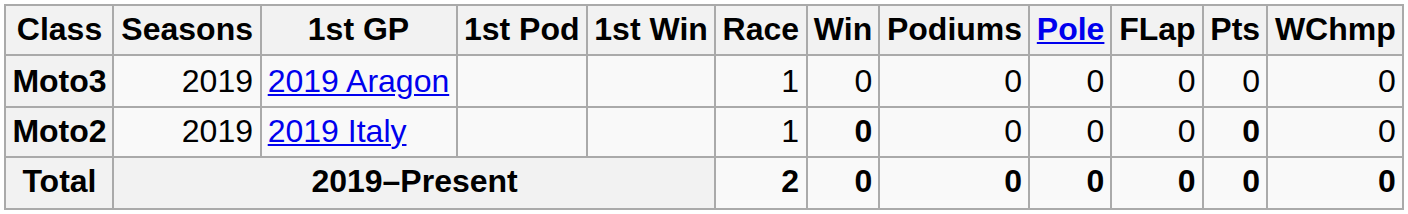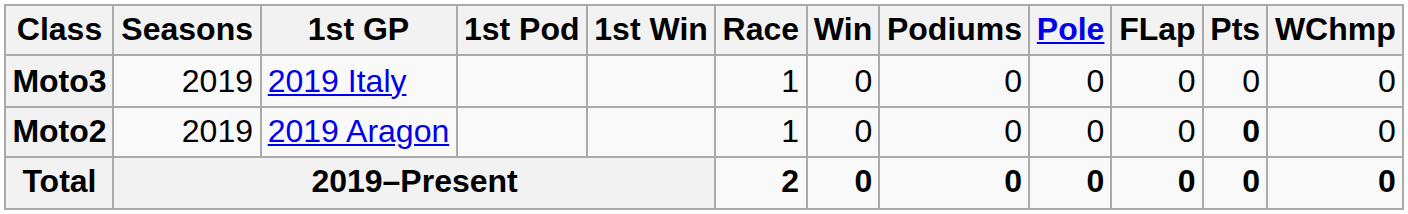(358, 80) 2019 Aragon -> (337, 80) 2019 Italy
(337, 131) 2019 Italy -> (358, 131) 2019 Aragon
(863, 131) bold -> (863, 131) normal
